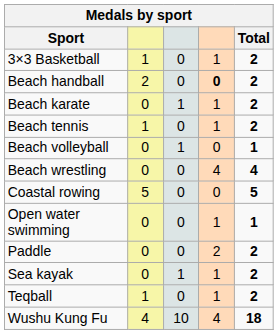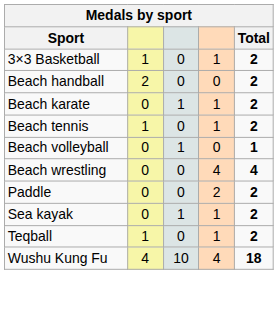(217, 82) bold -> (217, 82) normal
- row: (54, 192)
- row: (44, 222)
